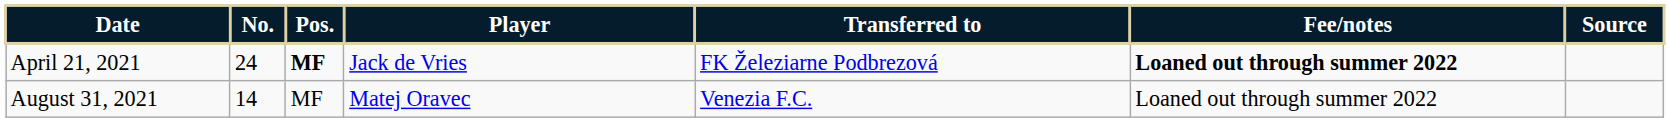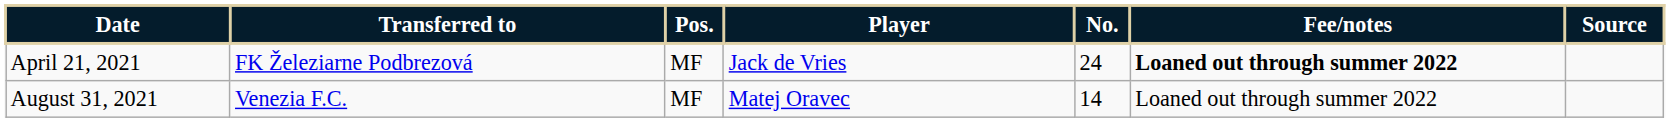columns swapped: (258, 24) <-> (913, 24)
(308, 62) bold -> (686, 62) normal
